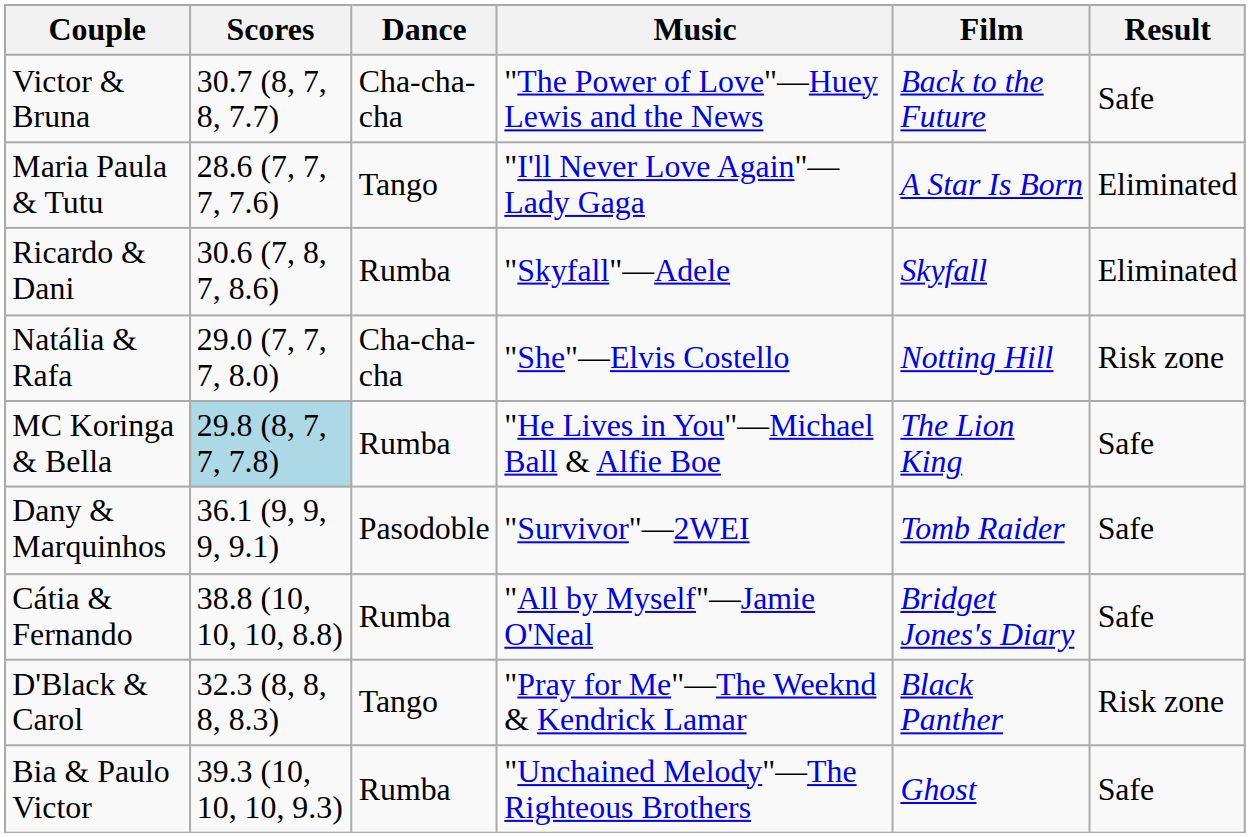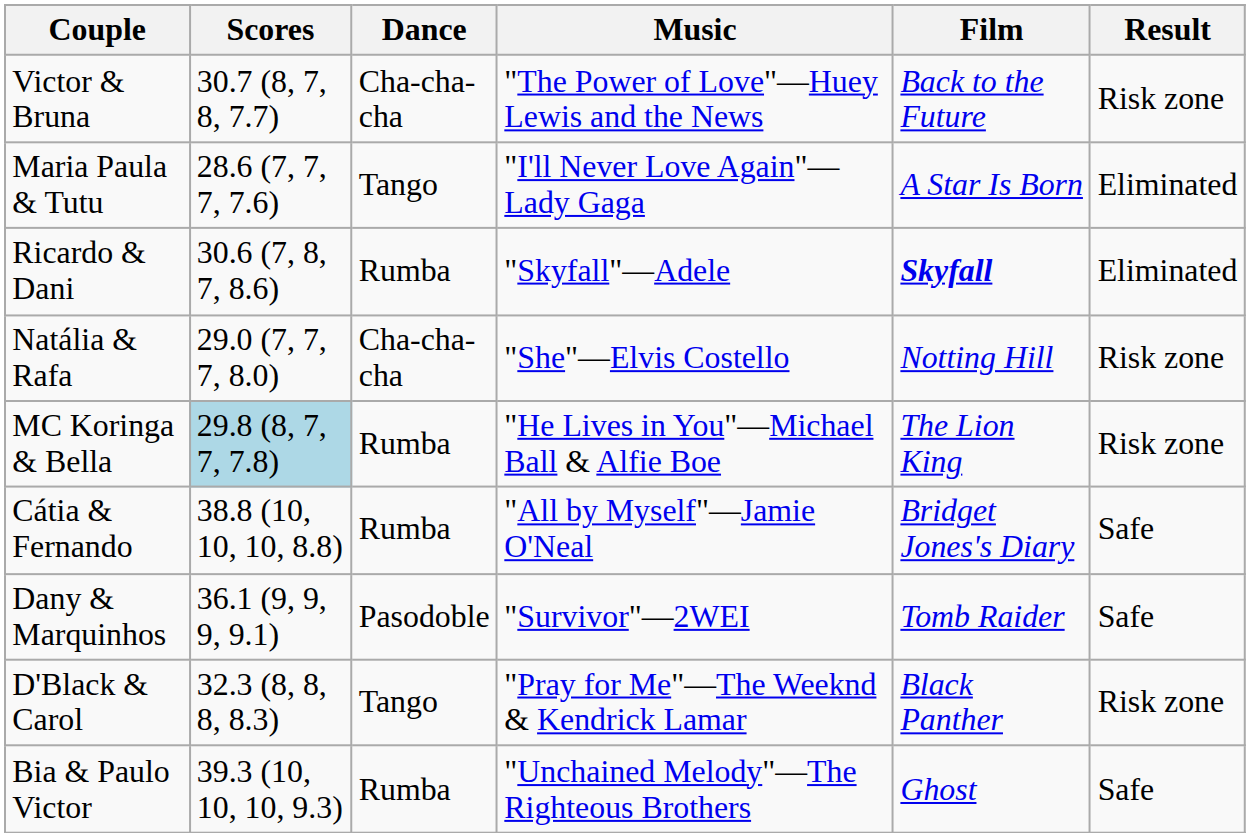(1126, 98) Safe -> (1161, 98) Risk zone
(944, 270) normal -> (946, 270) bold
(1126, 443) Safe -> (1161, 443) Risk zone
rows swapped: (89, 529) <-> (72, 616)
